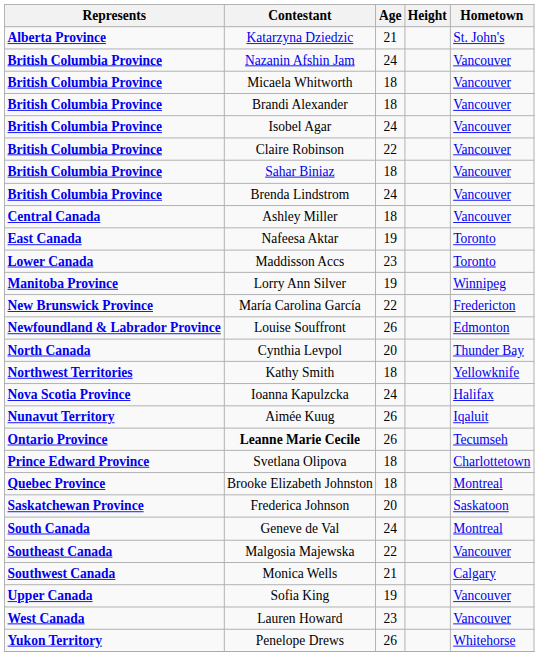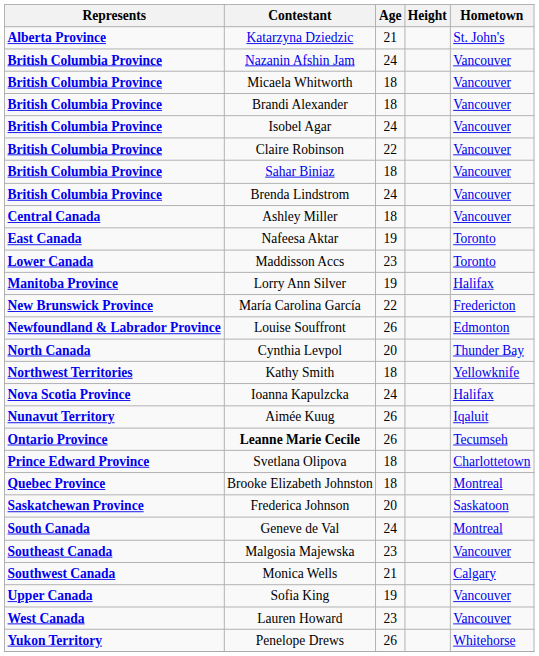(480, 283) Winnipeg -> (473, 283) Halifax
(390, 551) 22 -> (390, 551) 23
